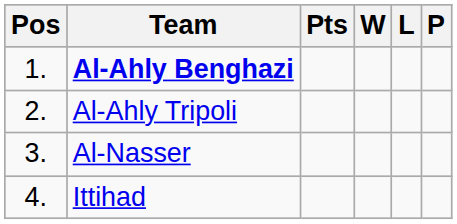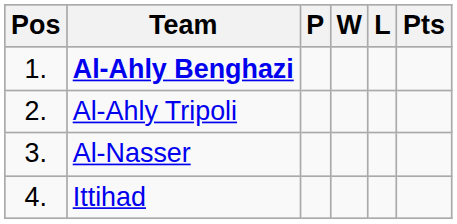columns swapped: (436, 25) <-> (327, 25)
